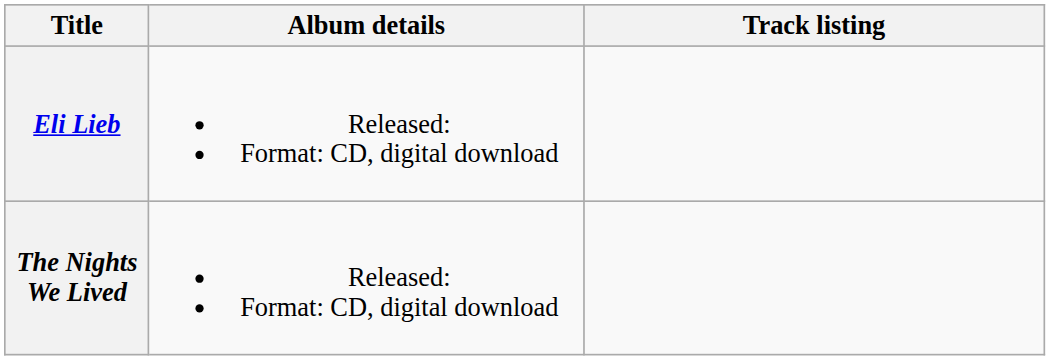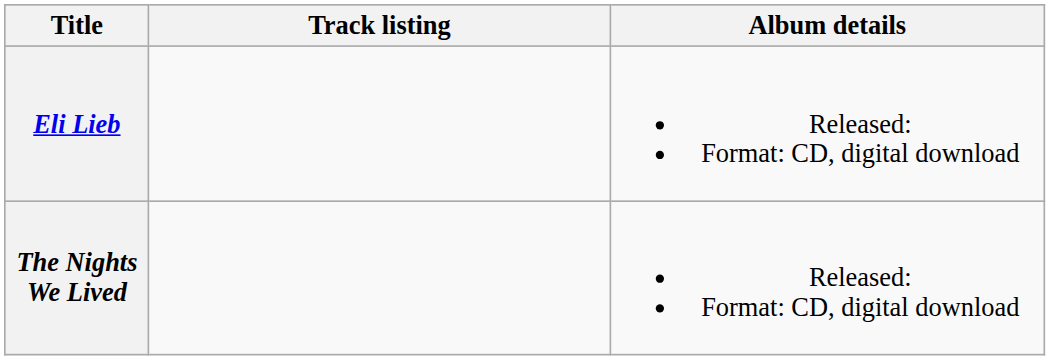columns swapped: (366, 25) <-> (814, 25)
